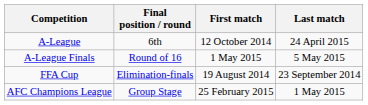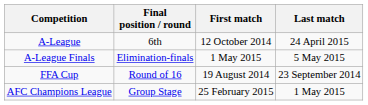(155, 58) Round of 16 -> (155, 58) Elimination-finals
(155, 74) Elimination-finals -> (155, 74) Round of 16
